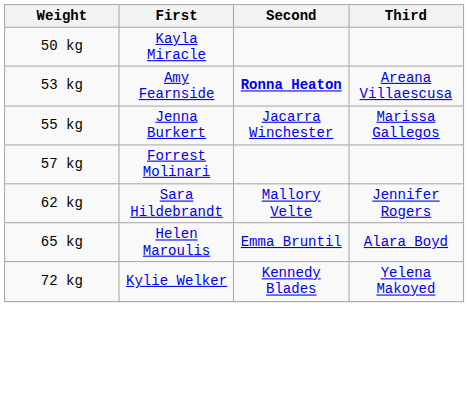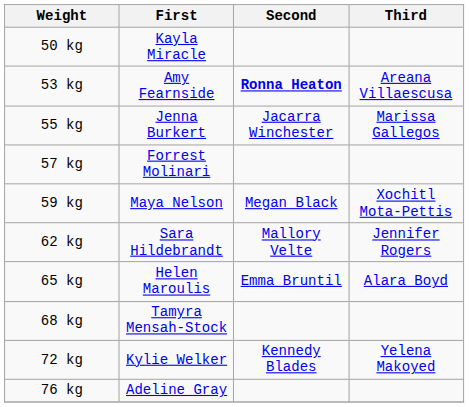+ row: (62, 203)
+ row: (62, 321)
+ row: (62, 391)
